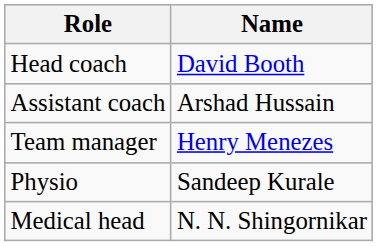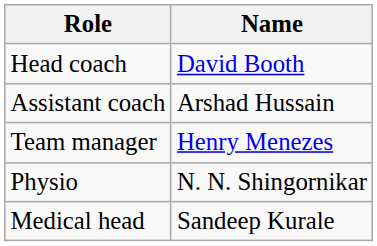(256, 181) Sandeep Kurale -> (272, 181) N. N. Shingornikar
(272, 220) N. N. Shingornikar -> (256, 220) Sandeep Kurale
